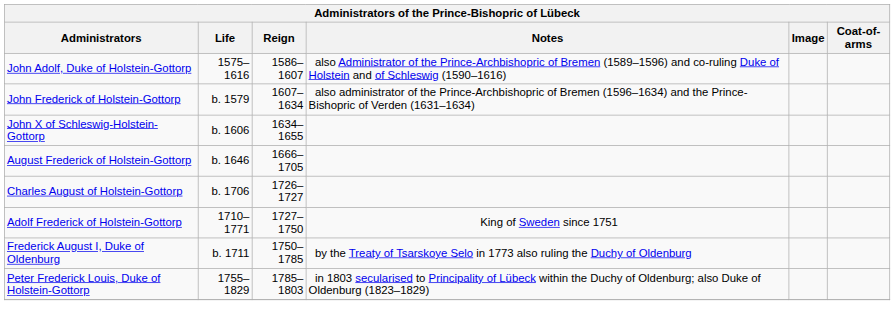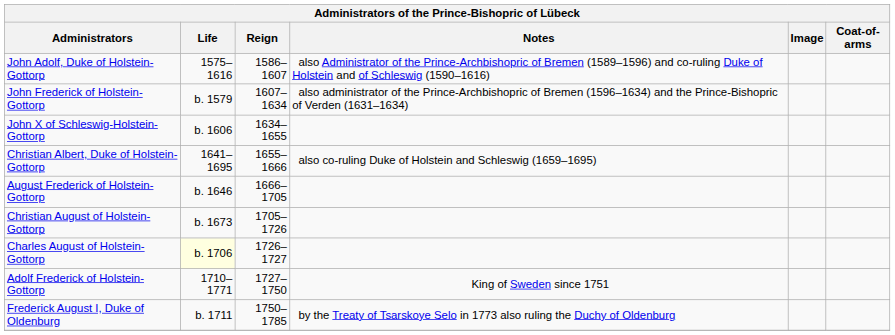+ row: (92, 161)
+ row: (79, 222)
(230, 191) no background -> (213, 253) lightyellow background
- row: (84, 284)
